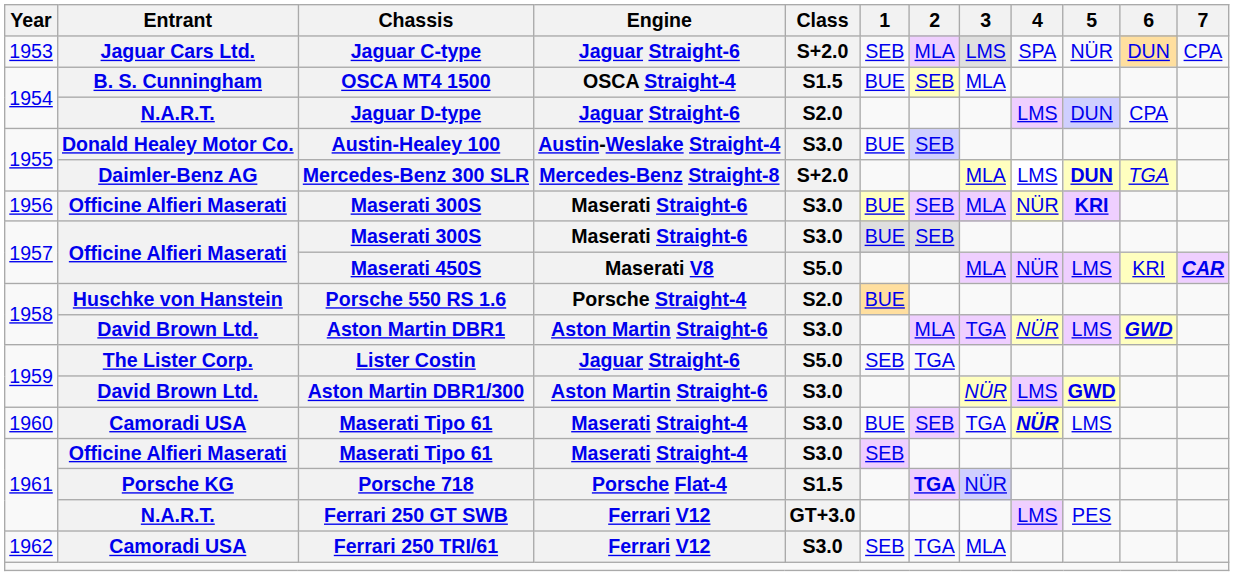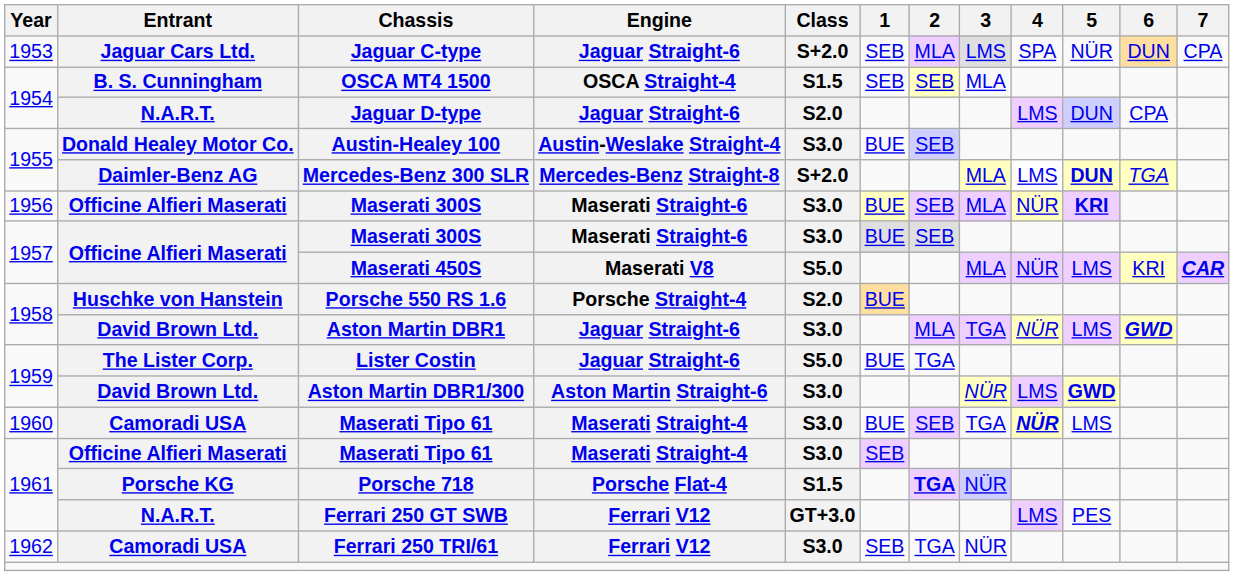(885, 82) BUE -> (885, 82) SEB
(659, 330) Aston Martin Straight-6 -> (659, 330) Jaguar Straight-6
(885, 361) SEB -> (885, 361) BUE
(986, 547) MLA -> (986, 547) NÜR
